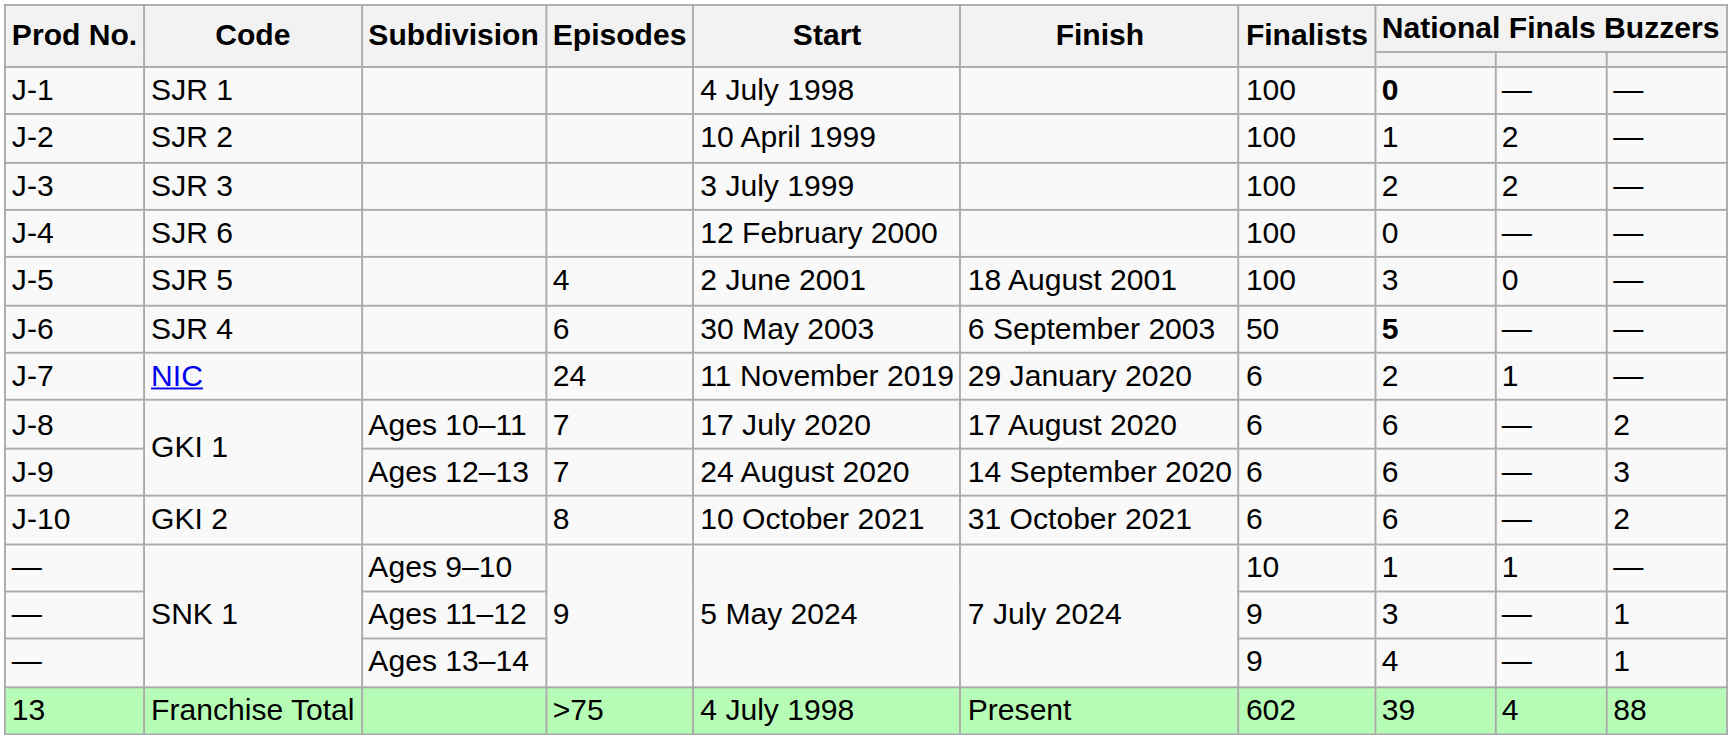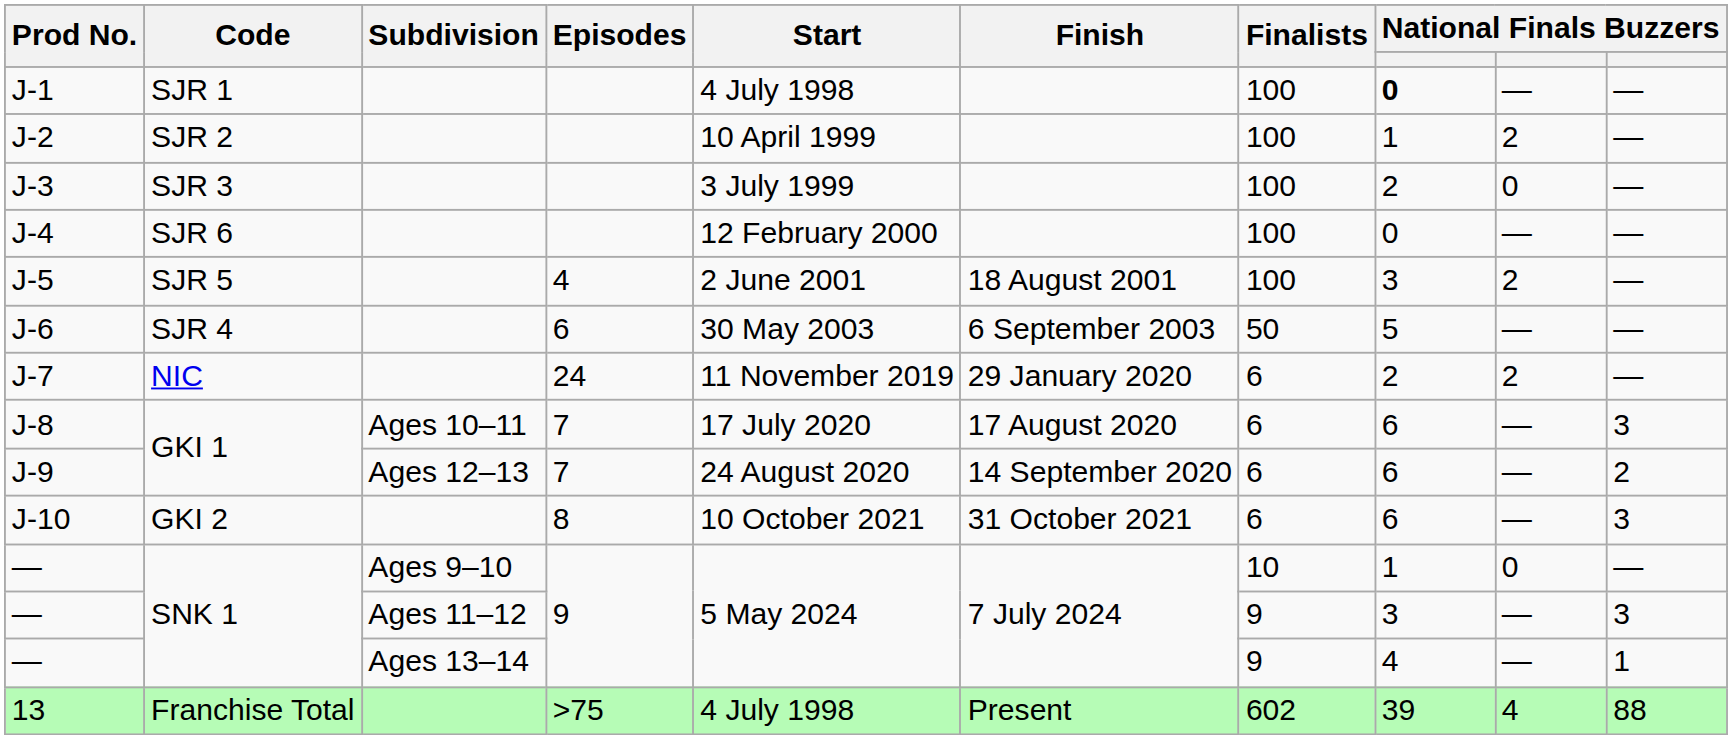(1510, 185) 2 -> (1510, 185) 0
(1510, 280) 0 -> (1510, 280) 2
(1390, 328) bold -> (1390, 328) normal
(1510, 376) 1 -> (1510, 376) 2
(1622, 423) 2 -> (1622, 423) 3
(1622, 471) 3 -> (1622, 471) 2
(1622, 519) 2 -> (1622, 519) 3
(1510, 566) 1 -> (1510, 566) 0
(1622, 614) 1 -> (1622, 614) 3
